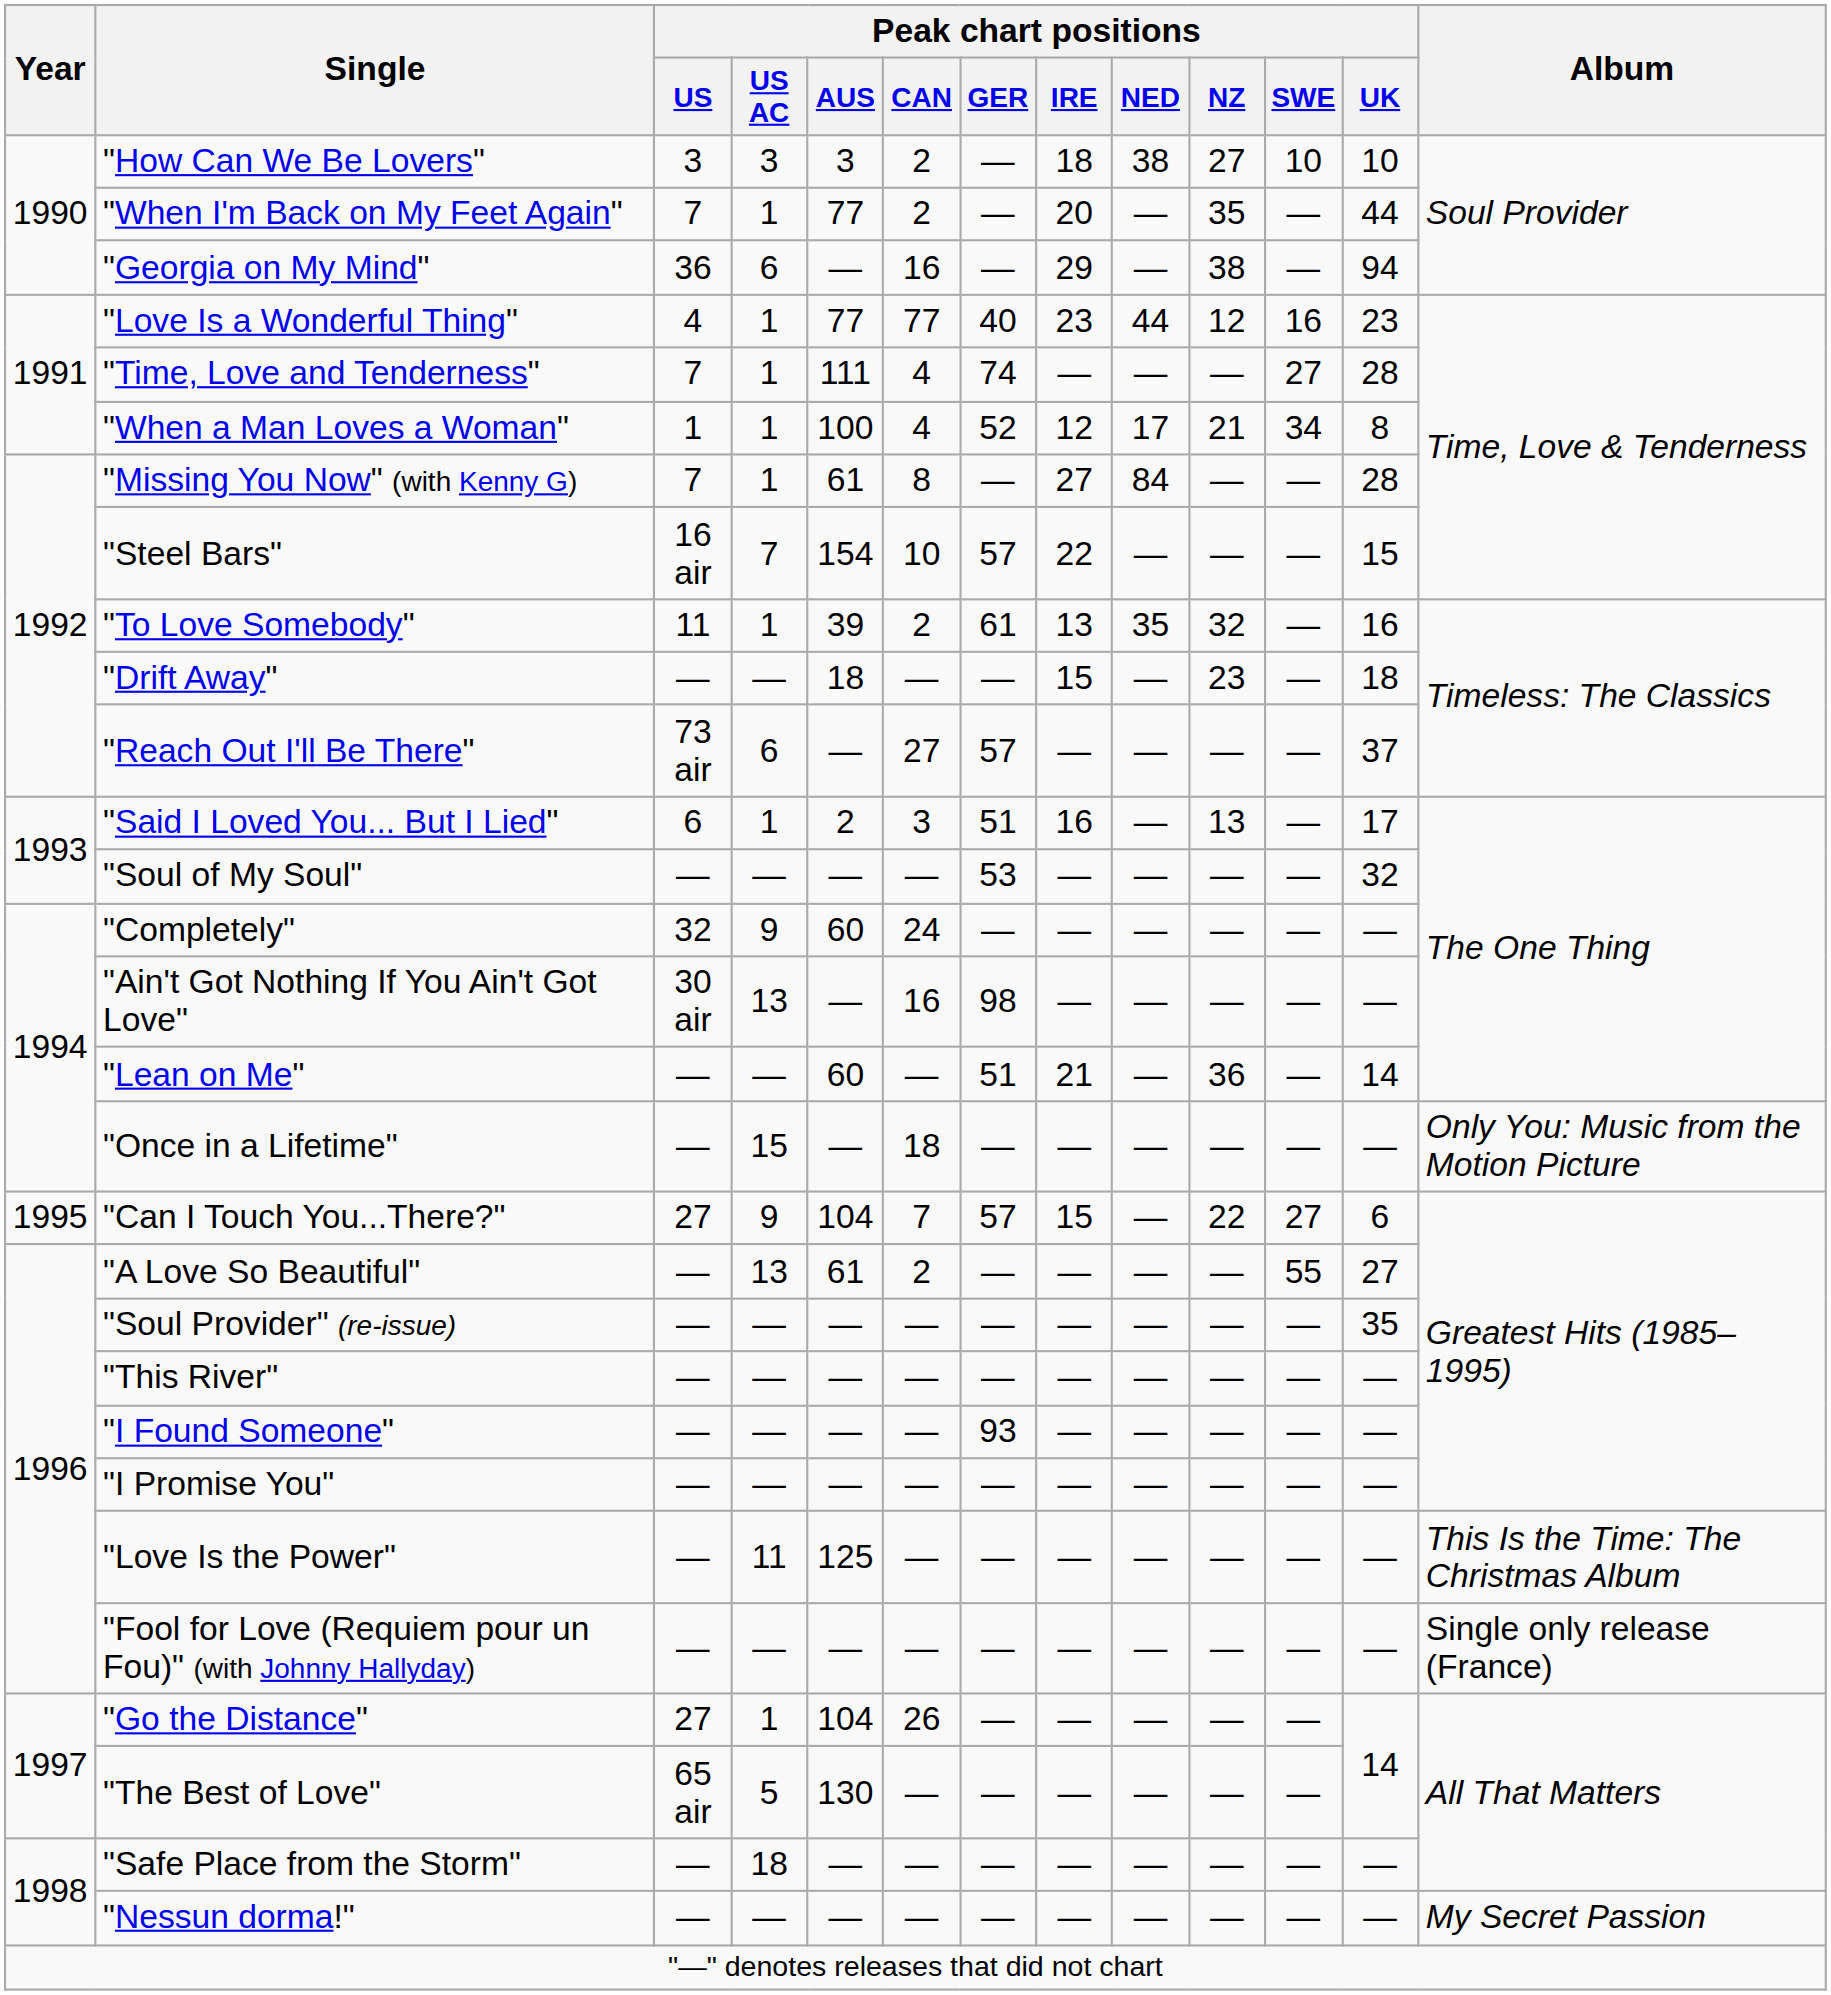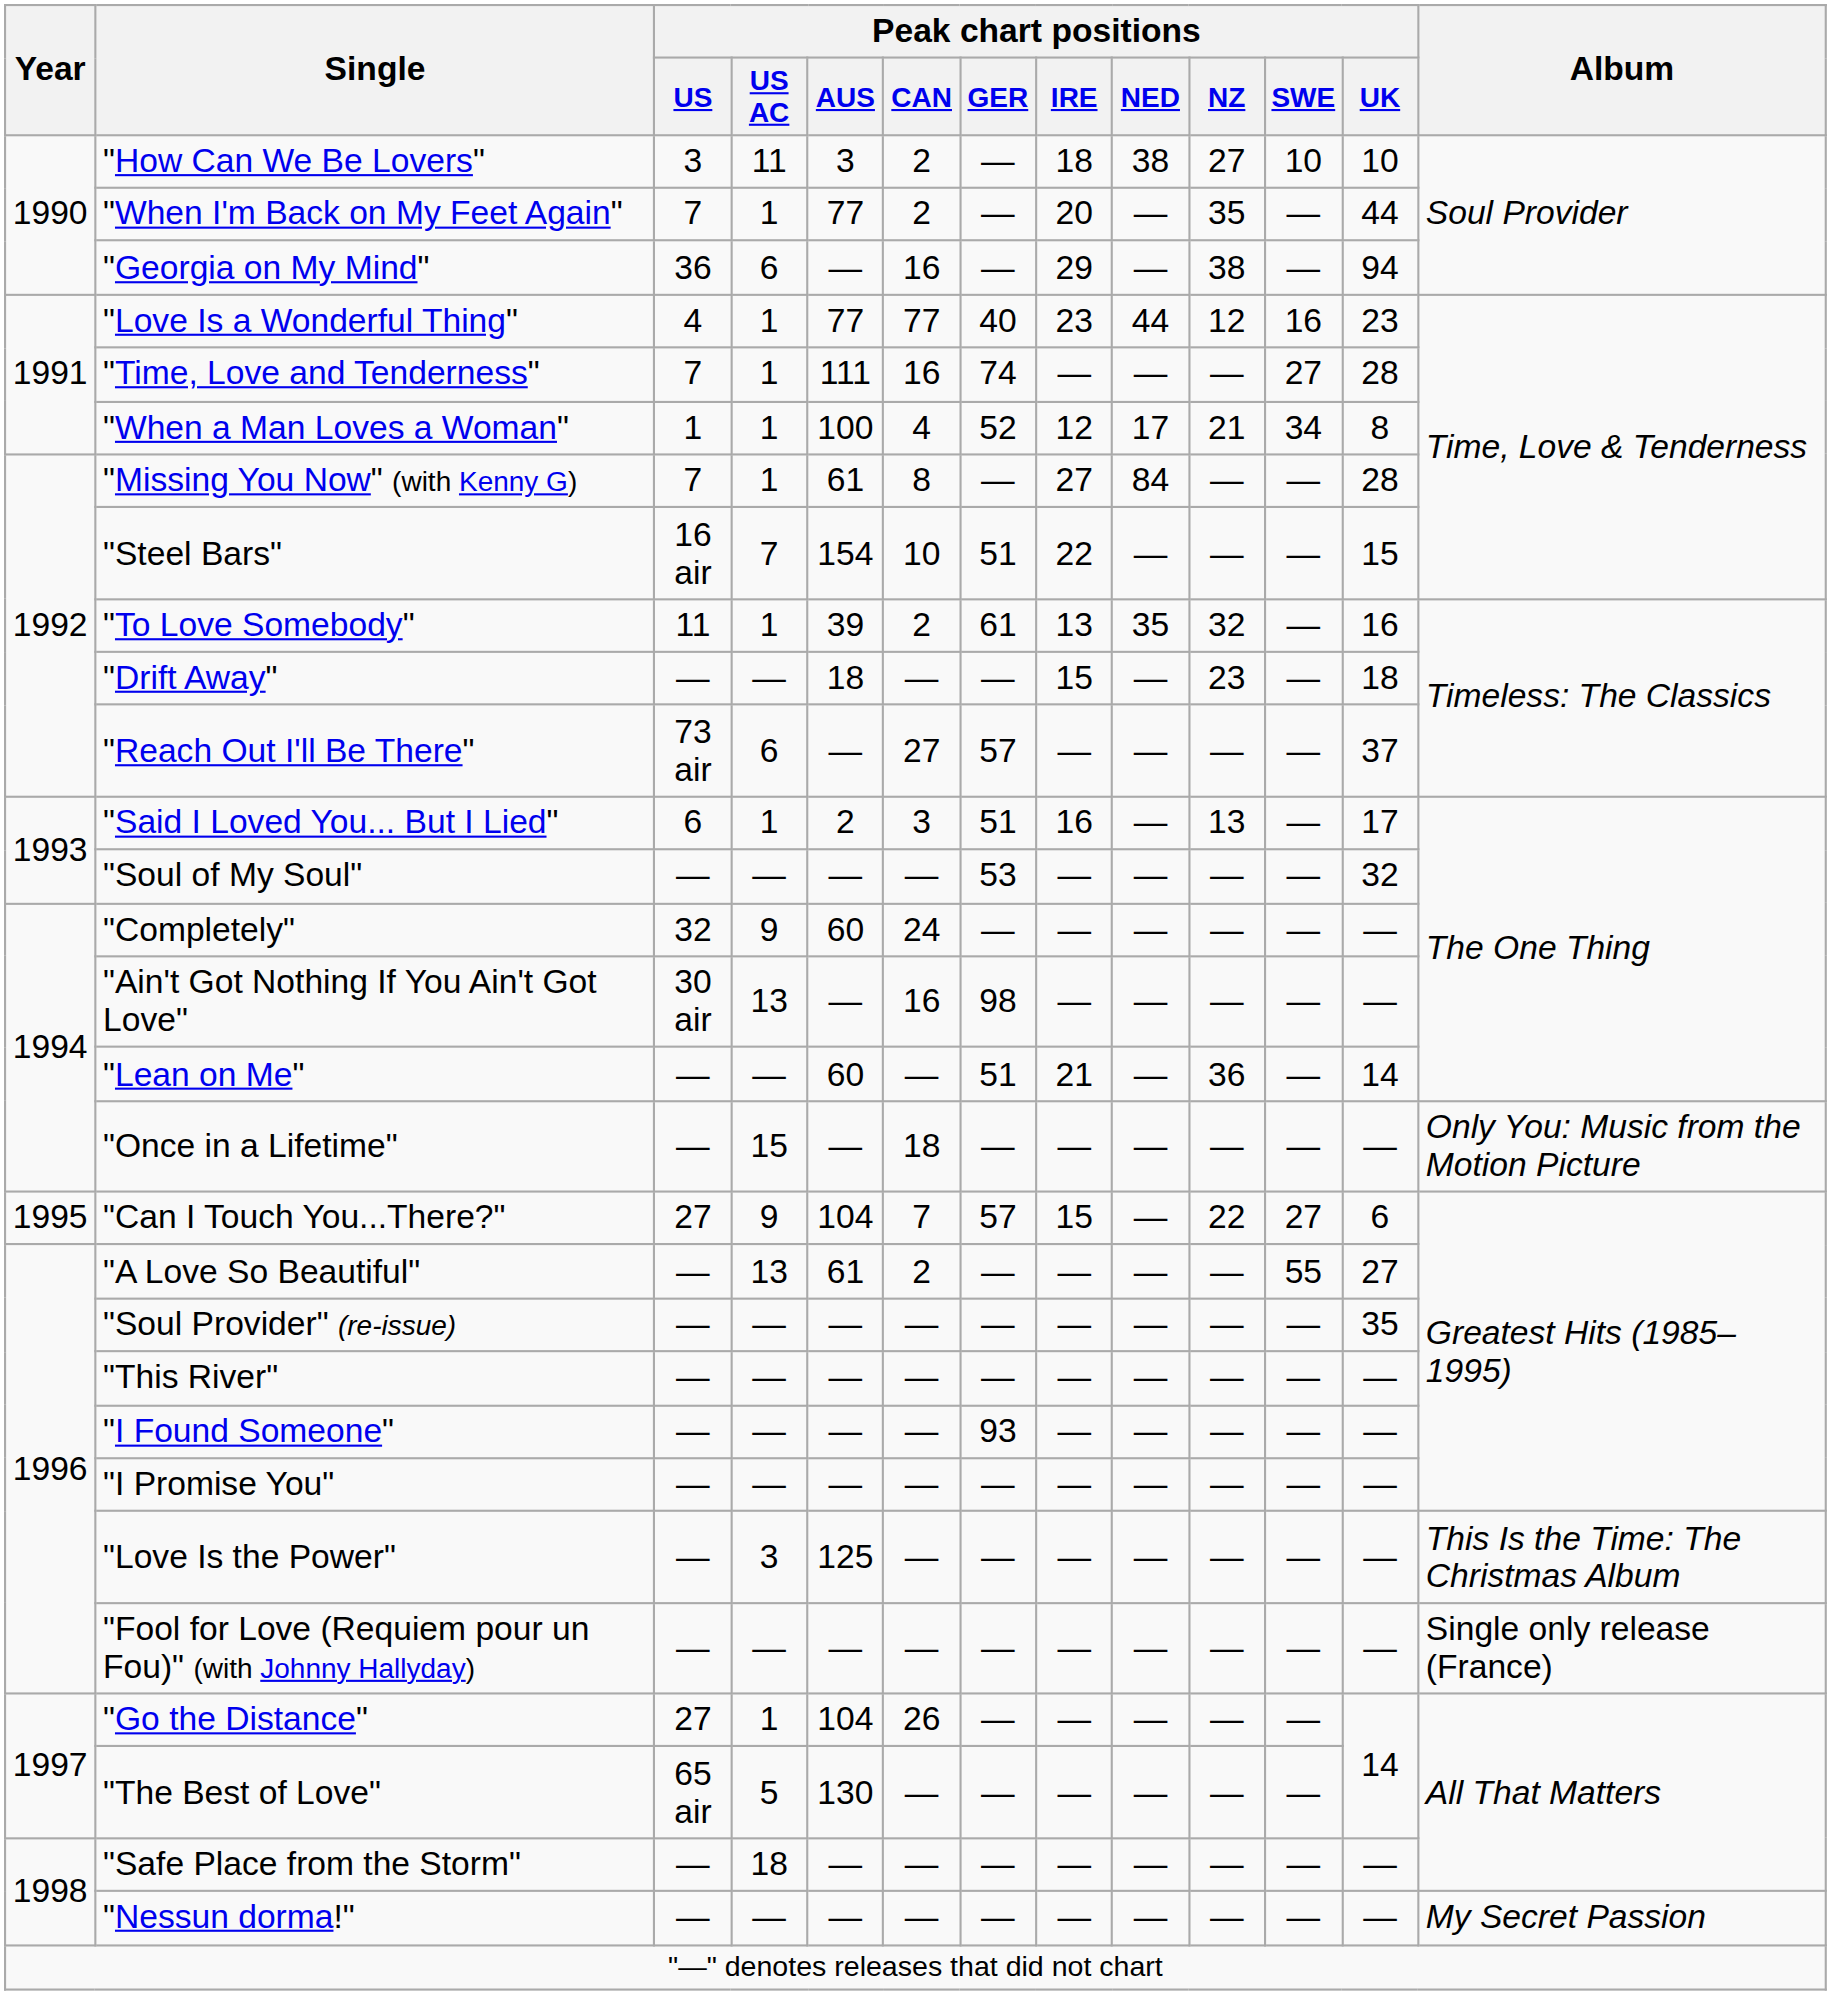(769, 160) 3 -> (769, 160) 11
(922, 373) 4 -> (922, 373) 16
(998, 552) 57 -> (998, 552) 51
(769, 1556) 11 -> (769, 1556) 3
